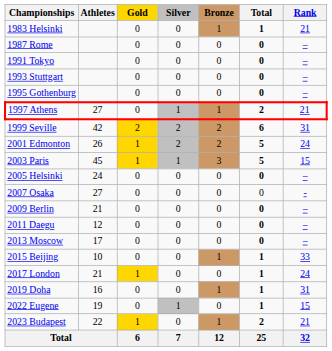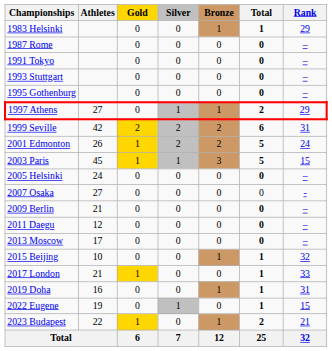(305, 29) 21 -> (305, 29) 29
(305, 111) 21 -> (305, 111) 29
(305, 257) 33 -> (305, 257) 32
(305, 274) 24 -> (305, 274) 33
